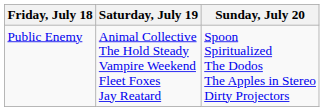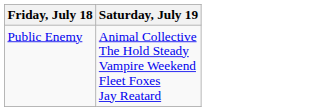- column: (260, 15)
